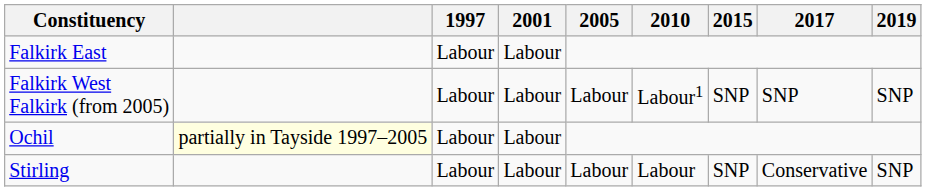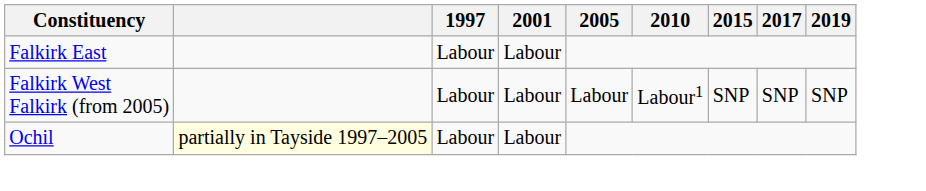- row: (39, 169)
